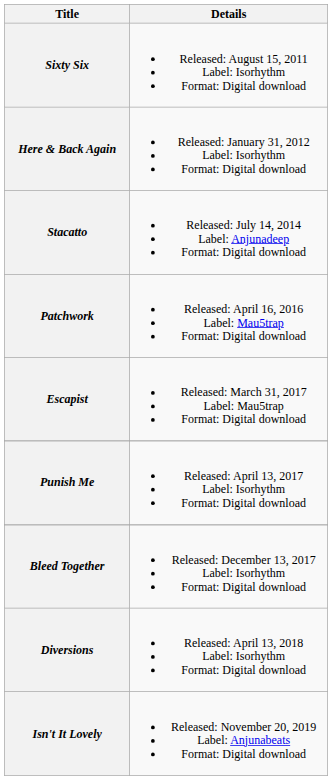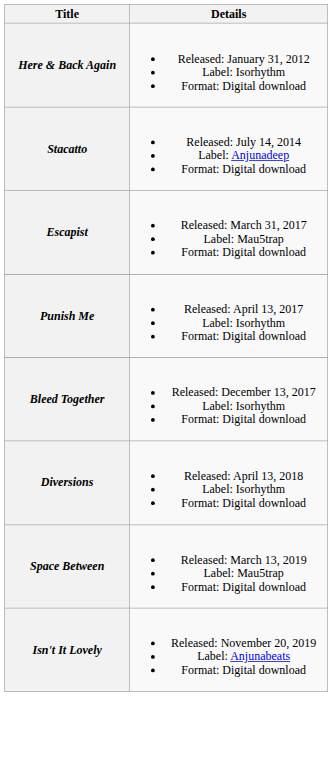- row: (67, 65)
- row: (67, 315)
+ row: (67, 566)
